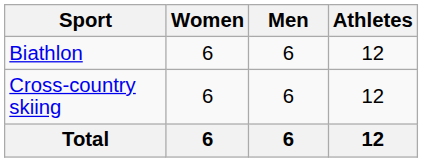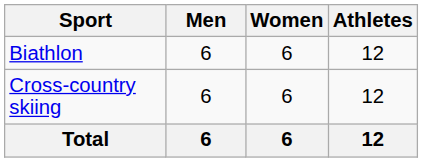columns swapped: (288, 20) <-> (208, 20)
